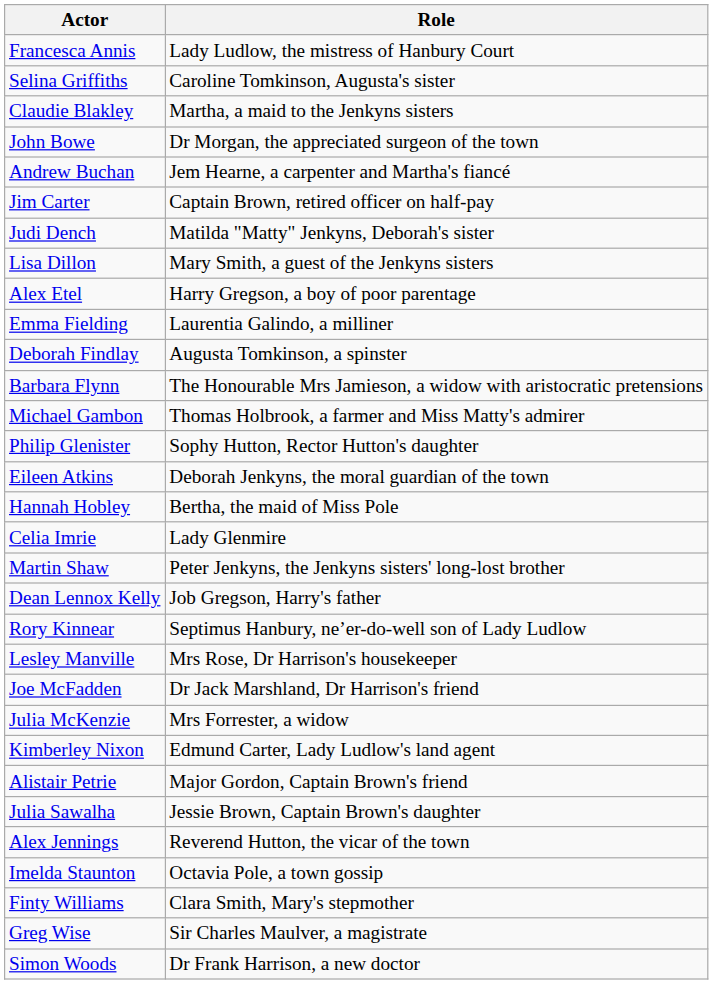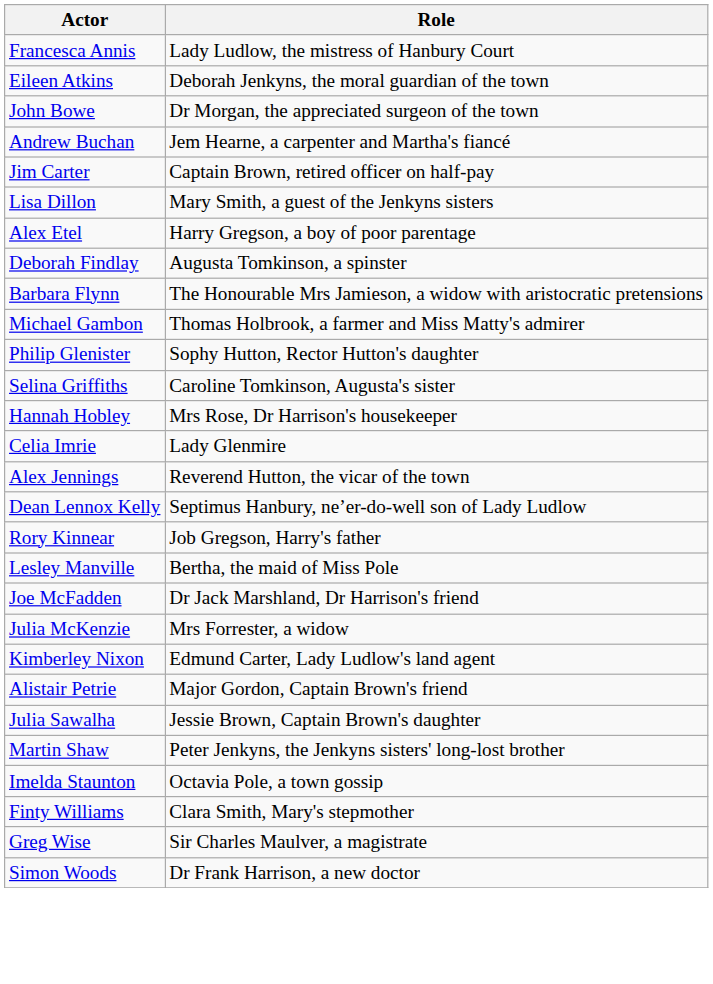rows swapped: (61, 476) <-> (68, 80)
- row: (71, 111)
- row: (52, 232)
- row: (68, 324)
(284, 506) Bertha, the maid of Miss Pole -> (313, 415) Mrs Rose, Dr Harrison's housekeeper
rows swapped: (64, 841) <-> (59, 567)
(275, 598) Job Gregson, Harry's father -> (378, 506) Septimus Hanbury, ne’er-do-well son of Lady Ludlow
(378, 628) Septimus Hanbury, ne’er-do-well son of Lady Ludlow -> (275, 537) Job Gregson, Harry's father
(313, 659) Mrs Rose, Dr Harrison's housekeeper -> (284, 567) Bertha, the maid of Miss Pole
